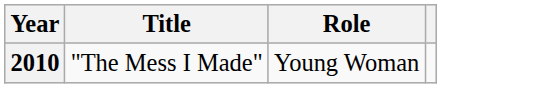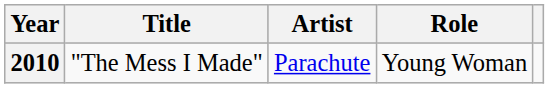+ column: (322, 23)
